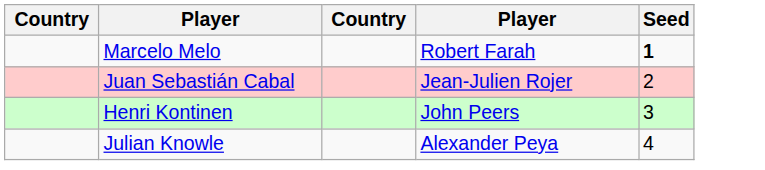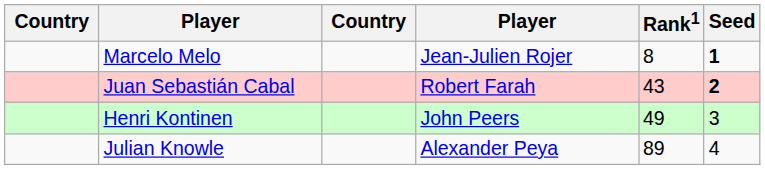+ column: (671, 22)
(478, 50) Robert Farah -> (496, 56) Jean-Julien Rojer
(496, 81) Jean-Julien Rojer -> (478, 87) Robert Farah
(648, 81) normal -> (714, 87) bold
